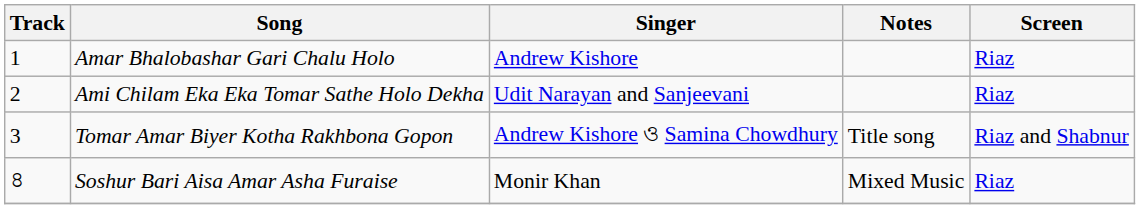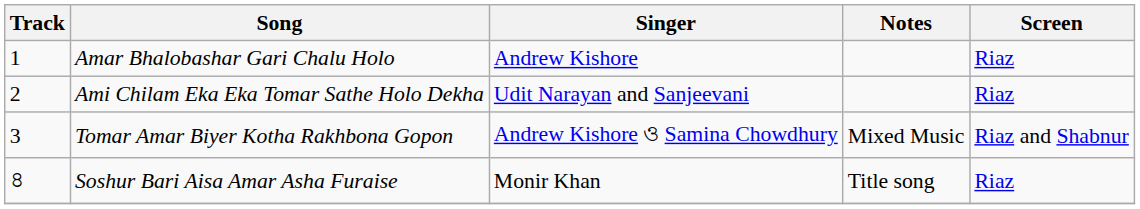(891, 135) Title song -> (906, 135) Mixed Music
(906, 180) Mixed Music -> (891, 180) Title song
